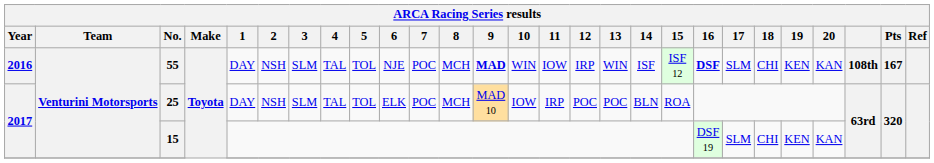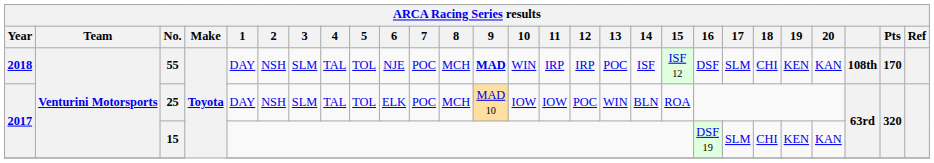(20, 65) 2016 -> (20, 65) 2018
(555, 65) IOW -> (555, 65) IRP
(615, 65) WIN -> (615, 65) POC
(708, 65) bold -> (708, 65) normal
(893, 65) 167 -> (892, 65) 170
(555, 102) IRP -> (555, 102) IOW
(615, 102) POC -> (615, 102) WIN
